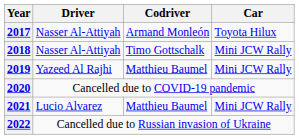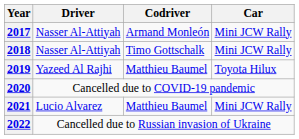(246, 32) Toyota Hilux -> (253, 32) Mini JCW Rally
(253, 69) Mini JCW Rally -> (246, 69) Toyota Hilux
